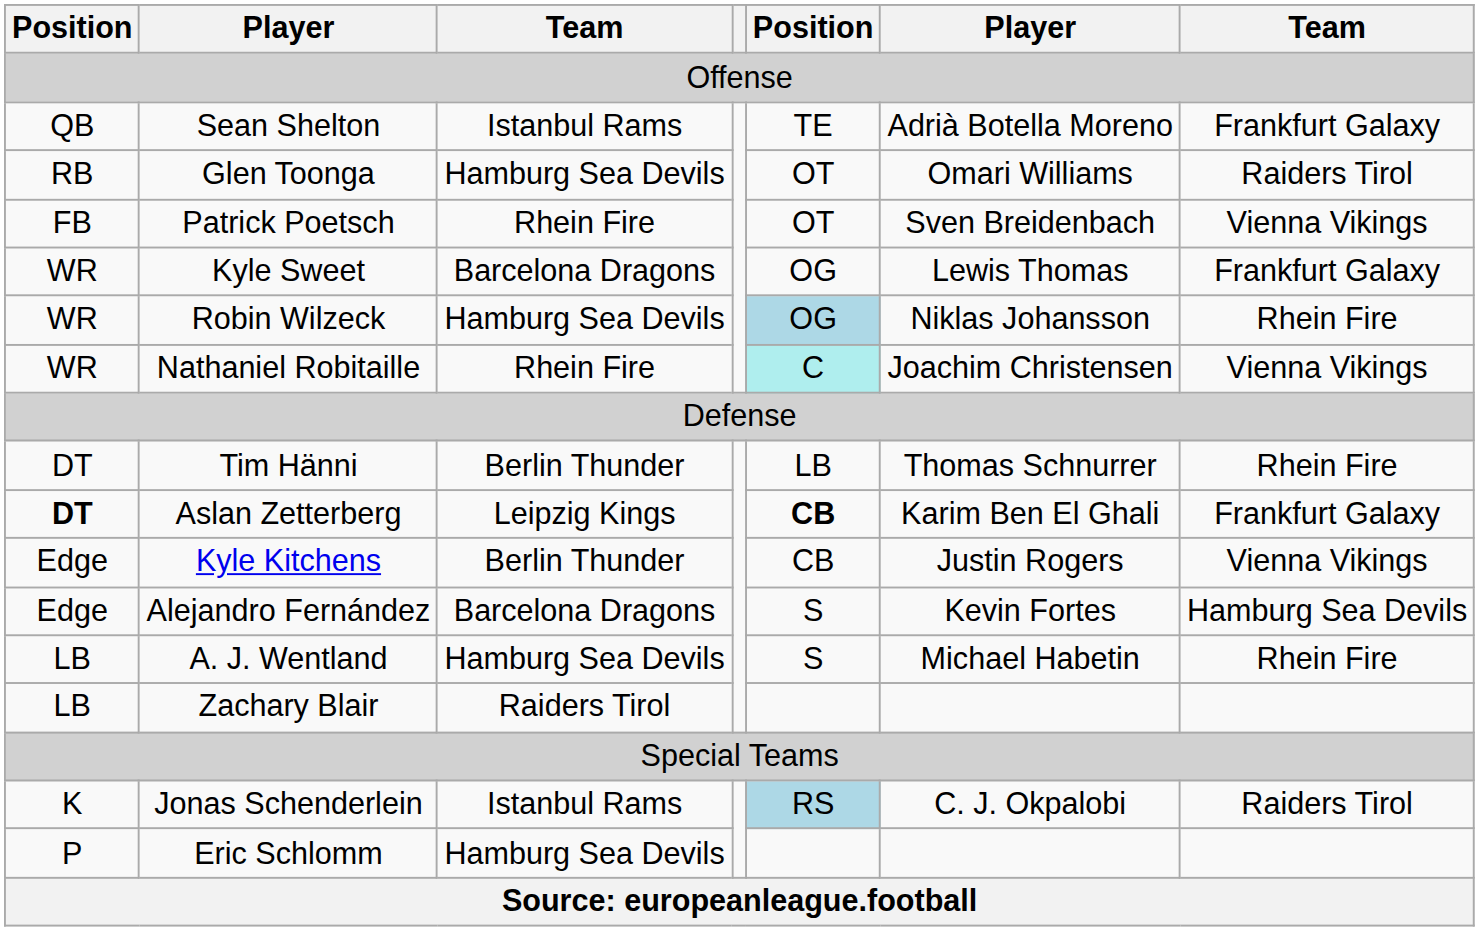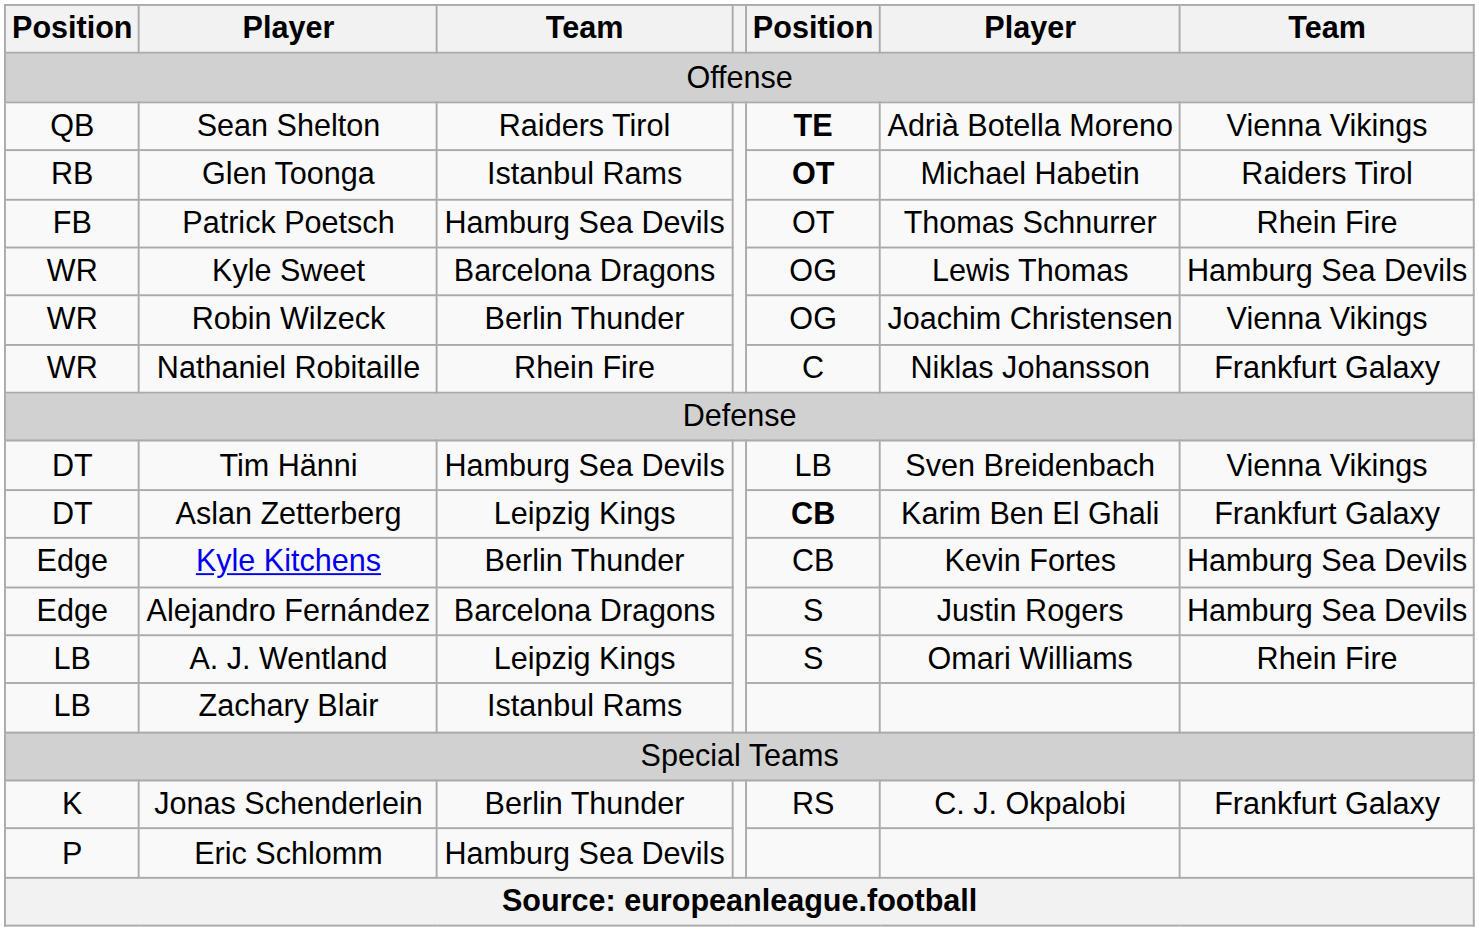(585, 125) Istanbul Rams -> (585, 125) Raiders Tirol
(813, 125) normal -> (813, 125) bold
(1327, 125) Frankfurt Galaxy -> (1327, 125) Vienna Vikings
(585, 174) Hamburg Sea Devils -> (585, 174) Istanbul Rams
(813, 174) normal -> (813, 174) bold
(1030, 174) Omari Williams -> (1030, 174) Michael Habetin
(585, 222) Rhein Fire -> (585, 222) Hamburg Sea Devils
(1030, 222) Sven Breidenbach -> (1030, 222) Thomas Schnurrer
(1327, 222) Vienna Vikings -> (1327, 222) Rhein Fire
(1327, 271) Frankfurt Galaxy -> (1327, 271) Hamburg Sea Devils
(585, 319) Hamburg Sea Devils -> (585, 319) Berlin Thunder
(813, 319) lightblue background -> (813, 319) no background
(1030, 319) Niklas Johansson -> (1030, 319) Joachim Christensen
(1327, 319) Rhein Fire -> (1327, 319) Vienna Vikings
(813, 367) paleturquoise background -> (813, 367) no background
(1030, 367) Joachim Christensen -> (1030, 367) Niklas Johansson
(1327, 367) Vienna Vikings -> (1327, 367) Frankfurt Galaxy
(585, 464) Berlin Thunder -> (585, 464) Hamburg Sea Devils
(1030, 464) Thomas Schnurrer -> (1030, 464) Sven Breidenbach
(1327, 464) Rhein Fire -> (1327, 464) Vienna Vikings
(72, 513) bold -> (72, 513) normal
(1030, 561) Justin Rogers -> (1030, 561) Kevin Fortes
(1327, 561) Vienna Vikings -> (1327, 561) Hamburg Sea Devils
(1030, 610) Kevin Fortes -> (1030, 610) Justin Rogers
(585, 658) Hamburg Sea Devils -> (585, 658) Leipzig Kings
(1030, 658) Michael Habetin -> (1030, 658) Omari Williams
(585, 707) Raiders Tirol -> (585, 707) Istanbul Rams
(585, 804) Istanbul Rams -> (585, 804) Berlin Thunder
(813, 804) lightblue background -> (813, 804) no background
(1327, 804) Raiders Tirol -> (1327, 804) Frankfurt Galaxy
